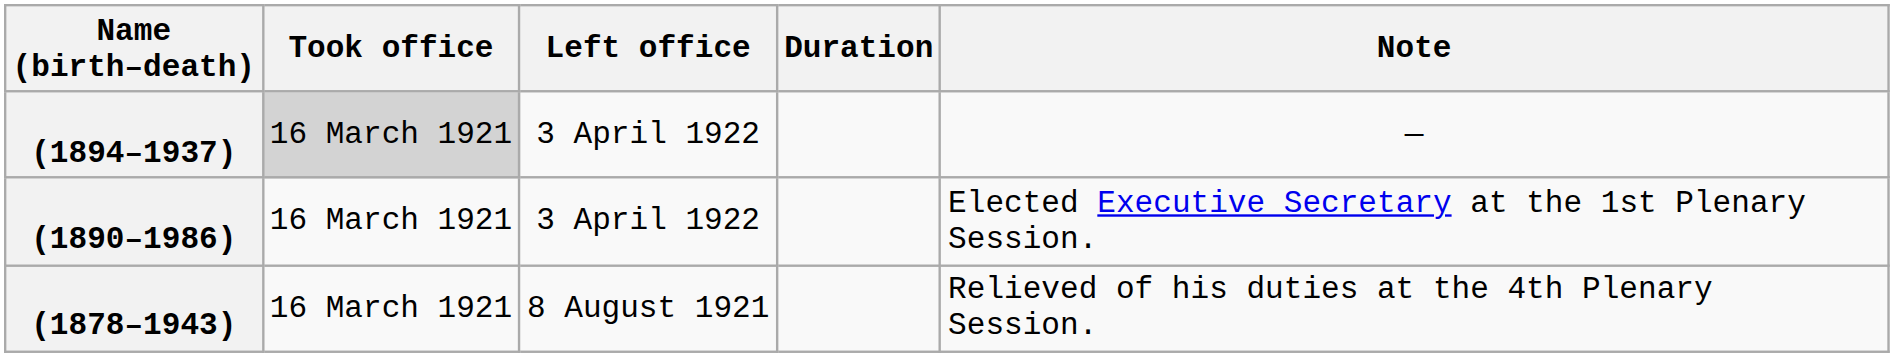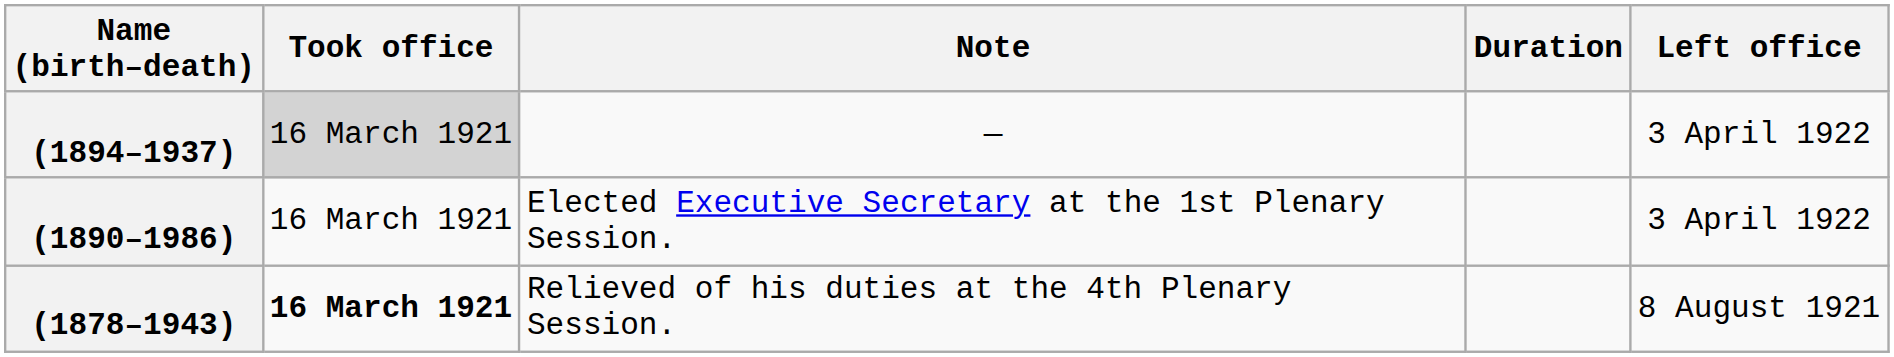columns swapped: (648, 48) <-> (1414, 48)
(391, 308) normal -> (391, 308) bold
